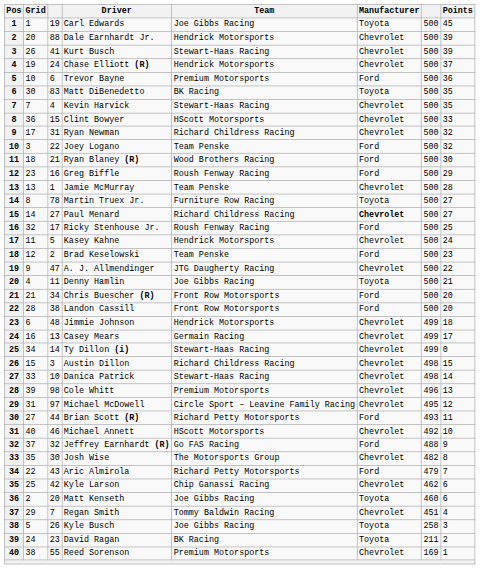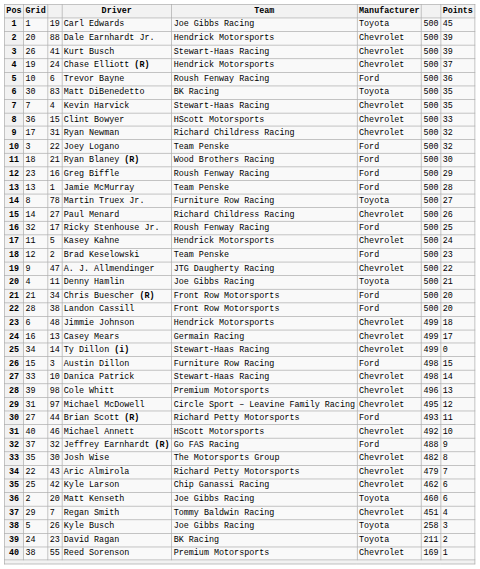(222, 79) Premium Motorsports -> (222, 79) Roush Fenway Racing
(382, 188) Chevrolet -> (369, 188) Ford
(382, 215) bold -> (382, 215) normal
(448, 215) 27 -> (448, 215) 26
(234, 364) Richard Childress Racing -> (224, 364) Furniture Row Racing
(382, 364) Chevrolet -> (369, 364) Ford
(369, 472) Ford -> (382, 472) Chevrolet
